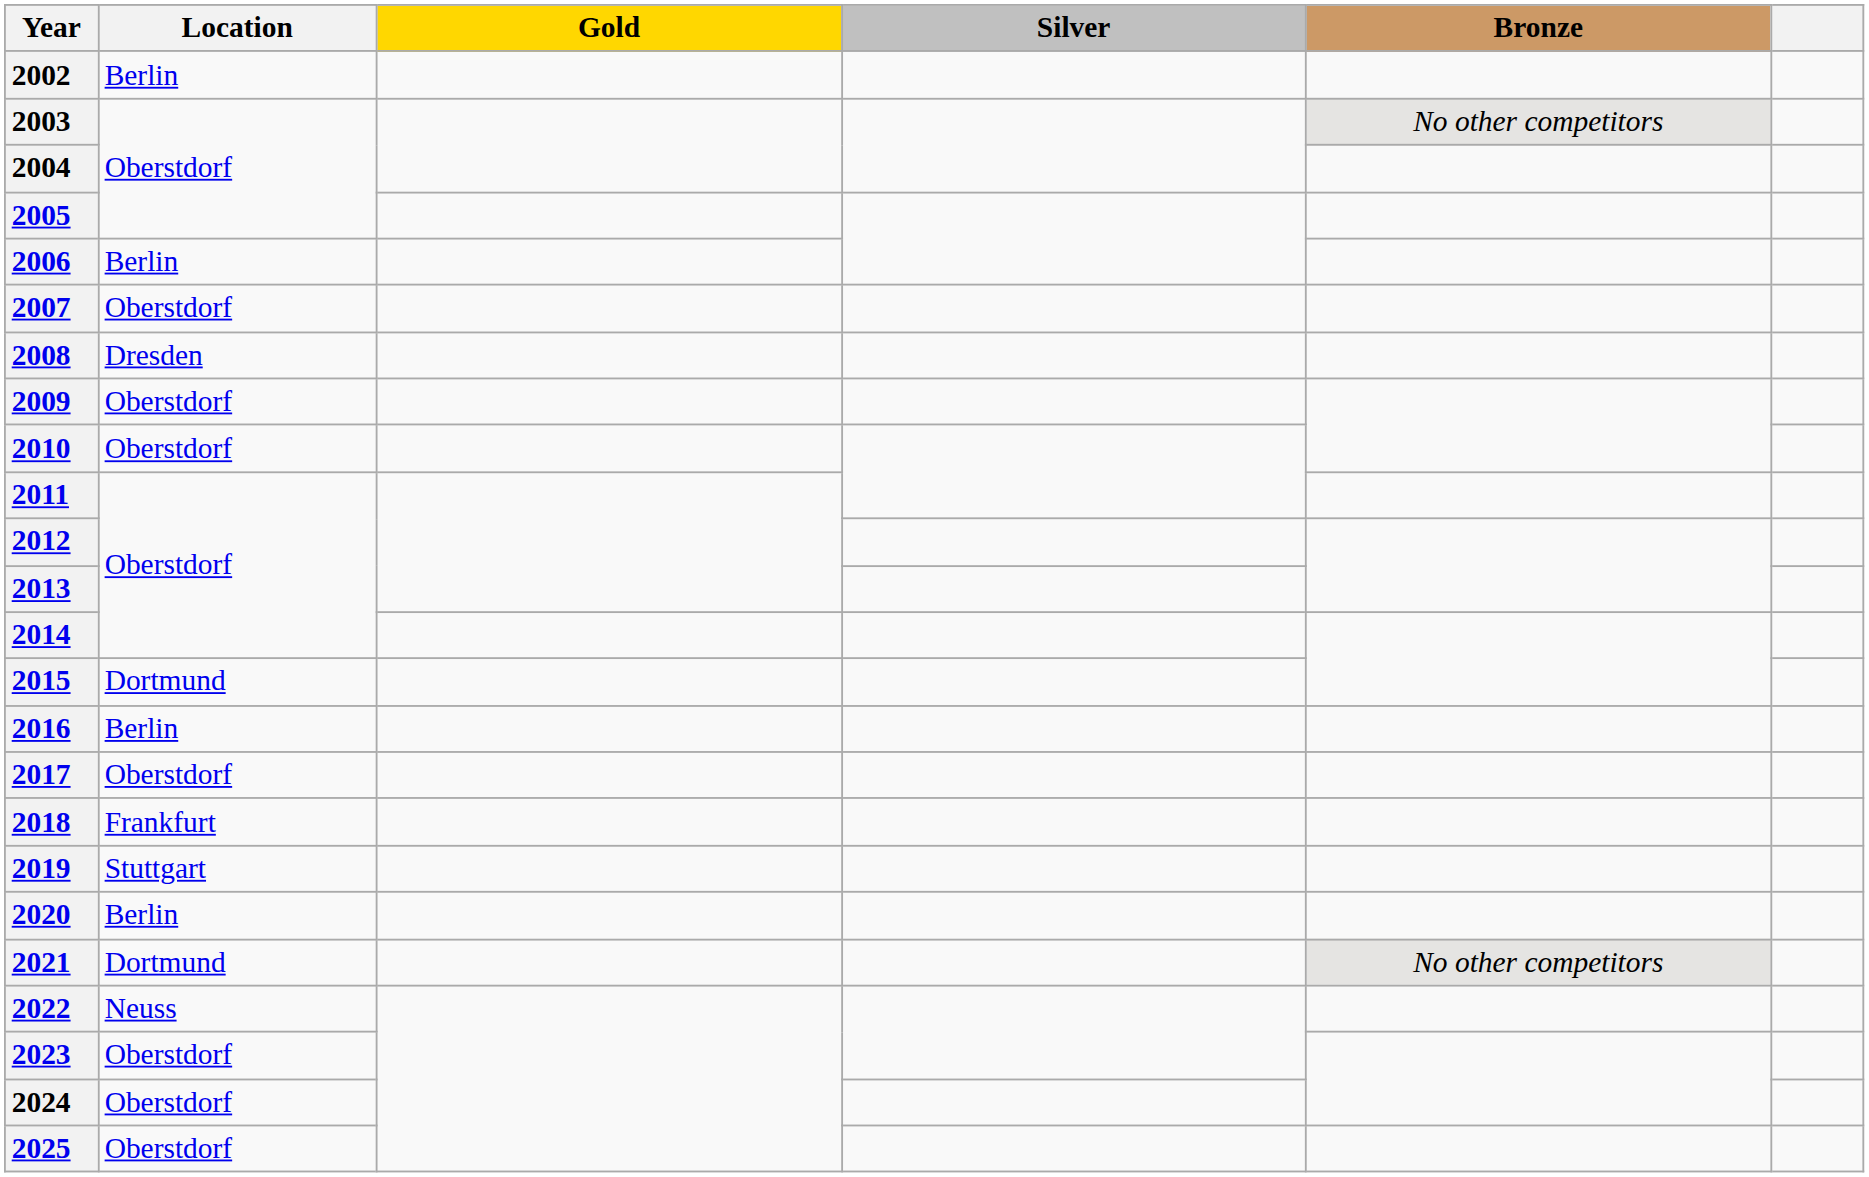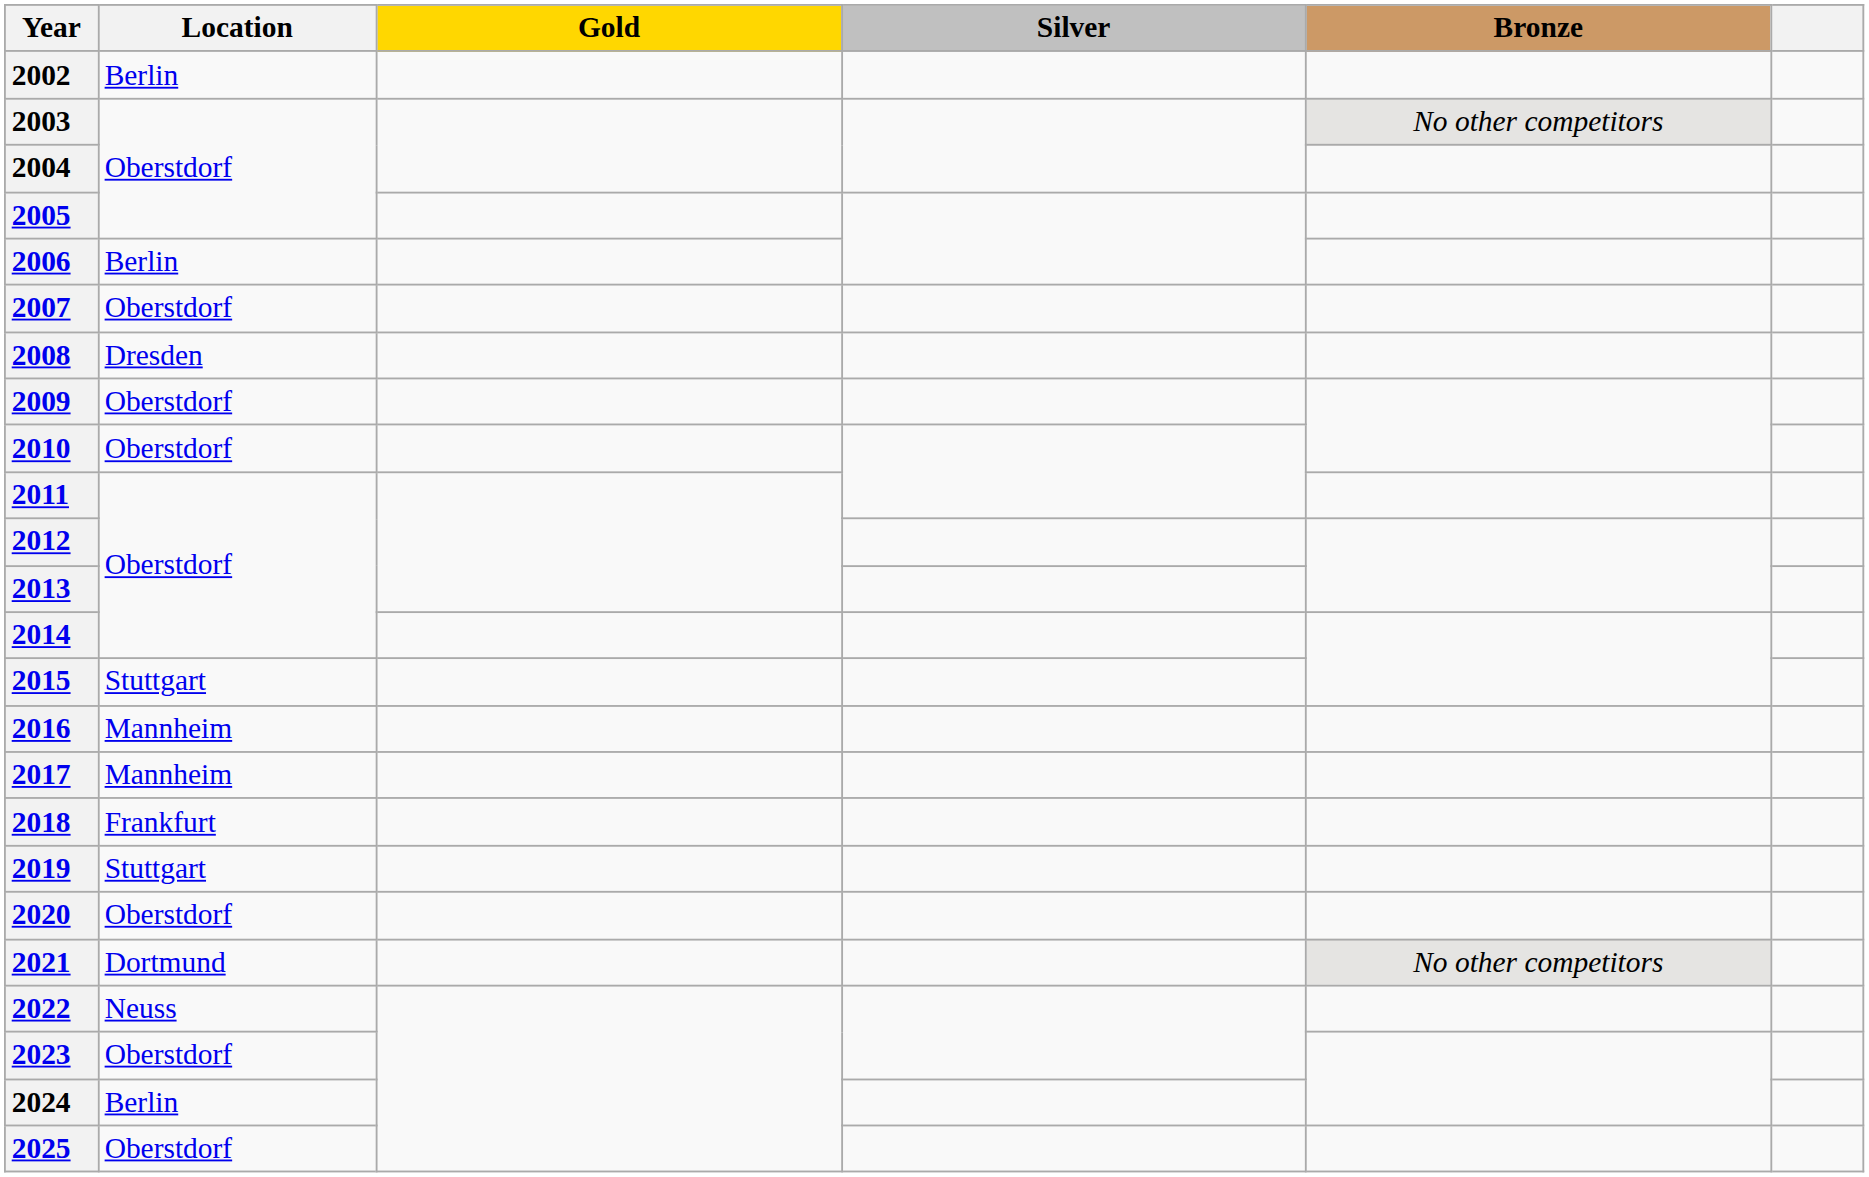(165, 681) Dortmund -> (155, 681) Stuttgart
(141, 728) Berlin -> (168, 728) Mannheim
(168, 774) Oberstdorf -> (168, 774) Mannheim
(141, 914) Berlin -> (168, 914) Oberstdorf
(168, 1101) Oberstdorf -> (141, 1101) Berlin
